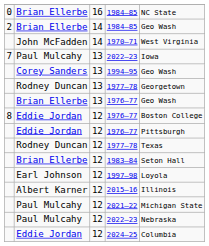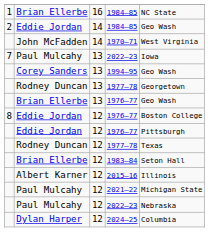(9, 12) 0 -> (9, 12) 1
(52, 27) Brian Ellerbe -> (49, 27) Eddie Jordan
- row: (97, 175)
(49, 234) Eddie Jordan -> (49, 219) Dylan Harper
